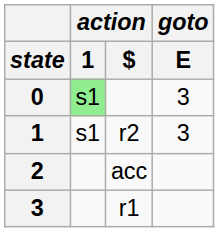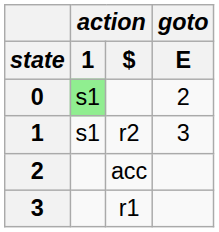(183, 97) 3 -> (183, 97) 2
